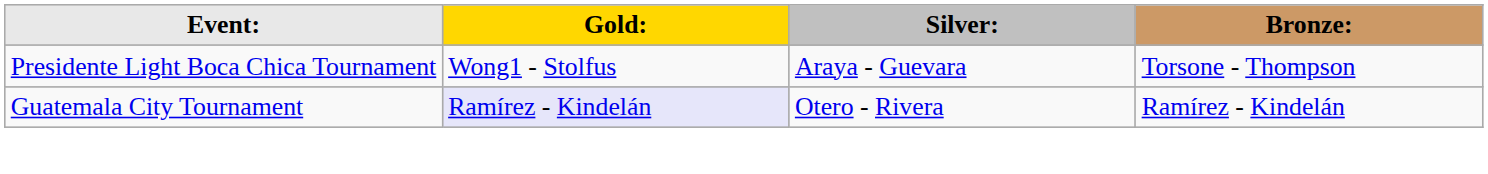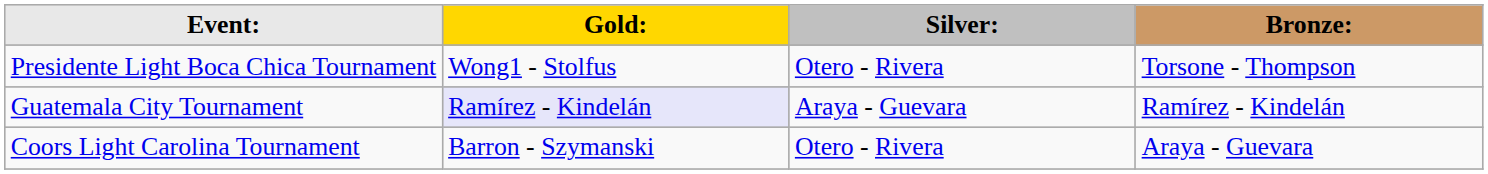(881, 65) Araya - Guevara -> (869, 65) Otero - Rivera
(869, 106) Otero - Rivera -> (881, 106) Araya - Guevara
+ row: (185, 147)
